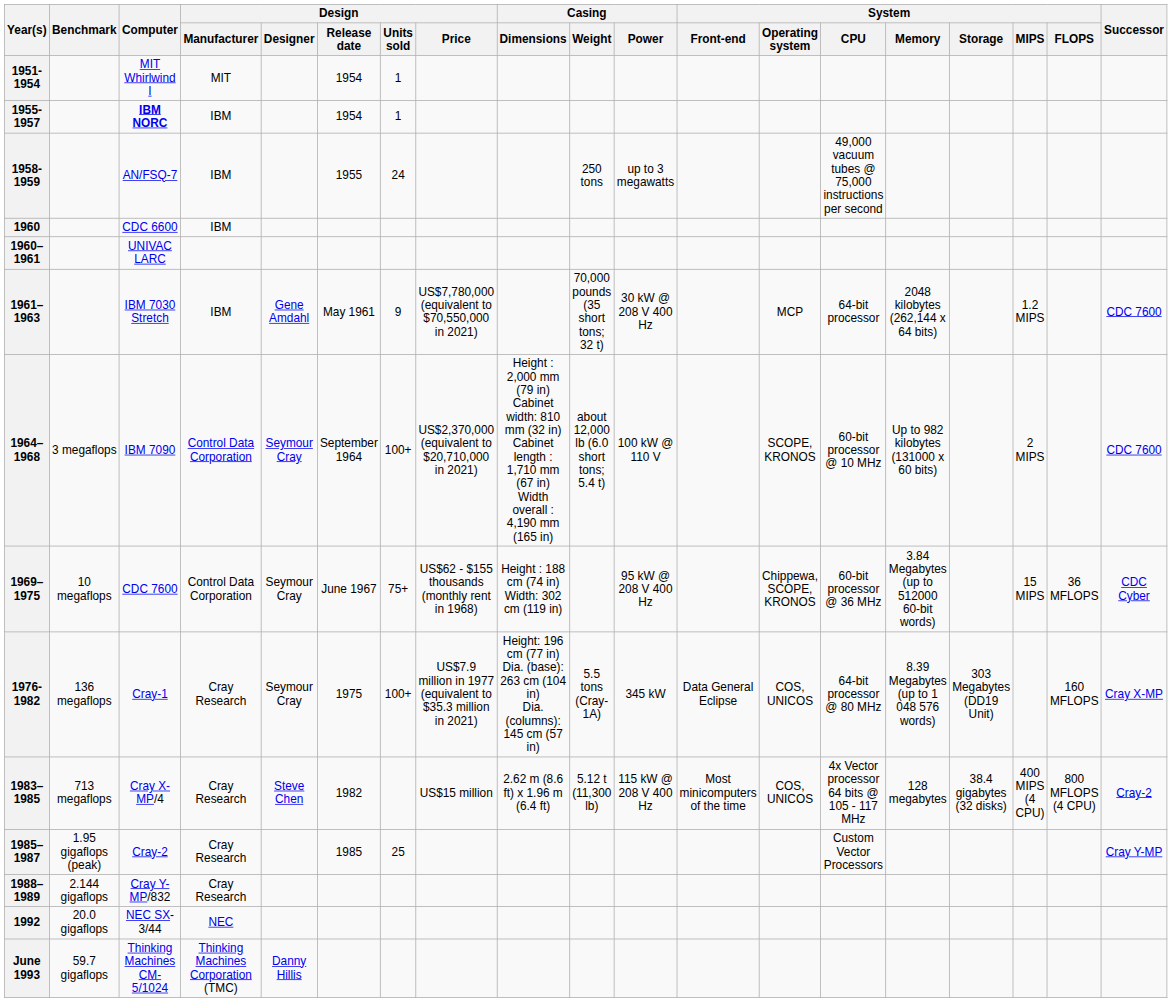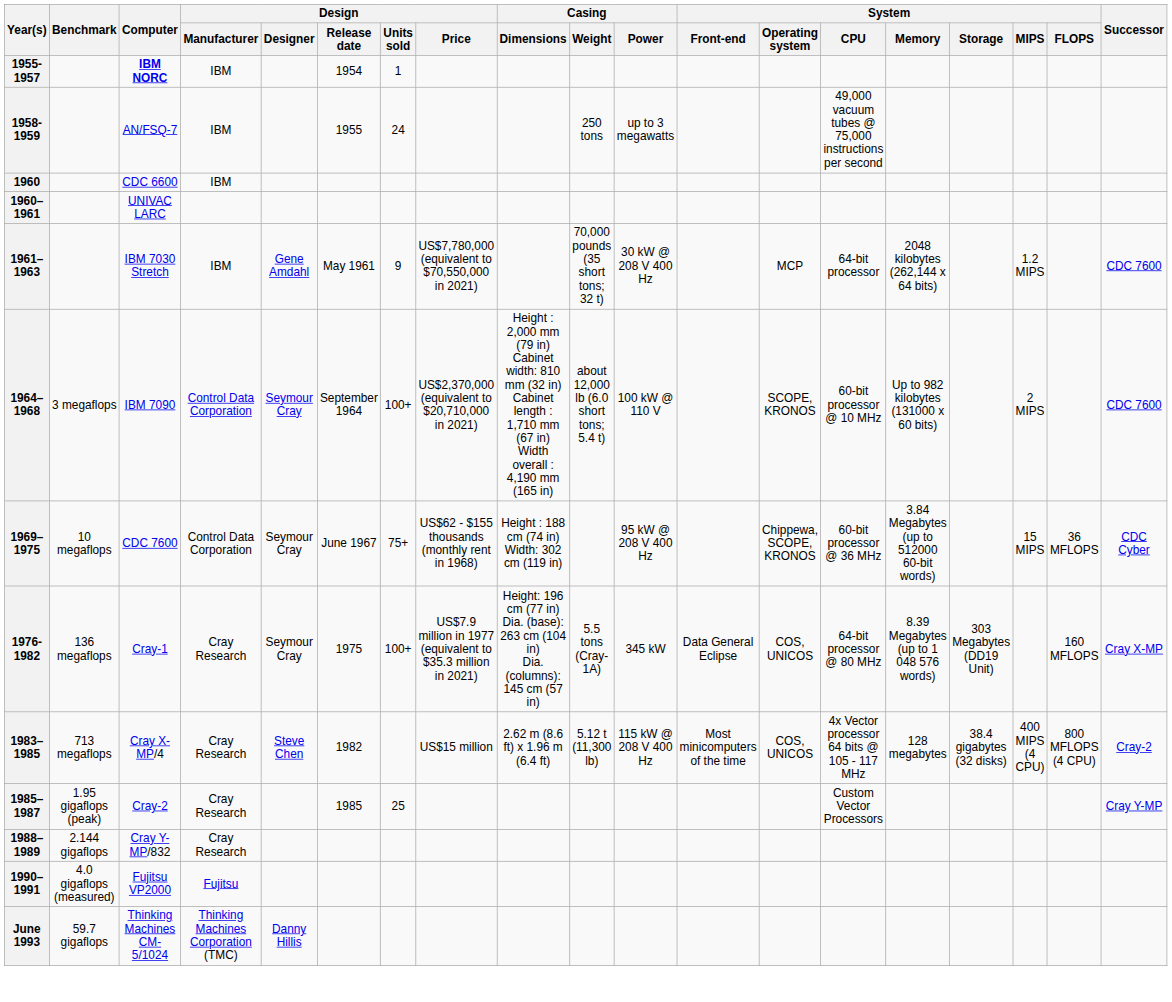- row: (27, 78)
+ row: (27, 884)
- row: (27, 922)
